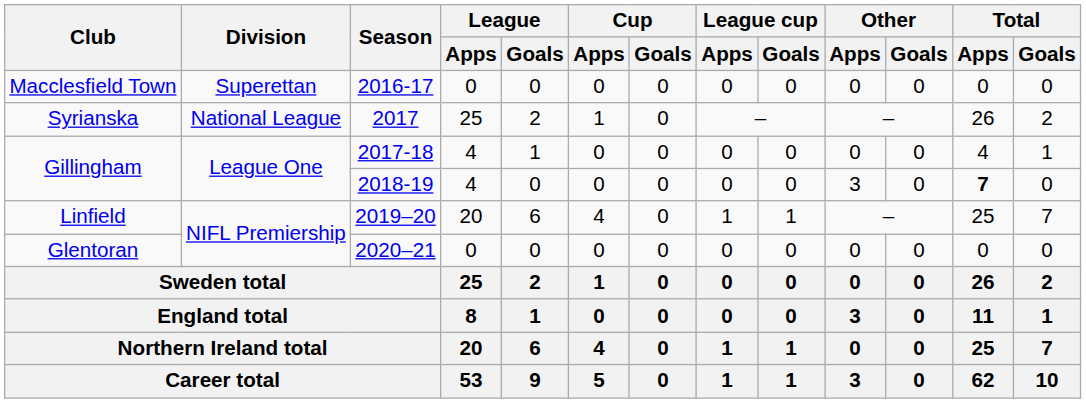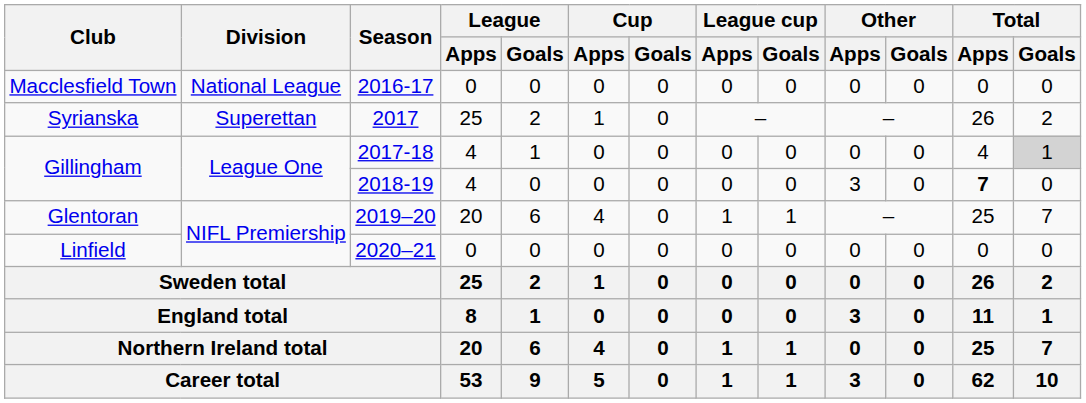(266, 86) Superettan -> (266, 86) National League
(266, 119) National League -> (266, 119) Superettan
(1047, 151) no background -> (1047, 151) lightgrey background
(93, 217) Linfield -> (93, 217) Glentoran
(93, 250) Glentoran -> (93, 250) Linfield
